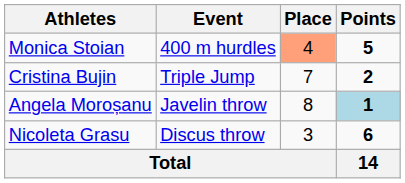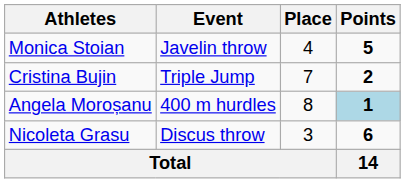(218, 47) 400 m hurdles -> (213, 47) Javelin throw
(308, 47) lightsalmon background -> (308, 47) no background
(213, 105) Javelin throw -> (218, 105) 400 m hurdles
